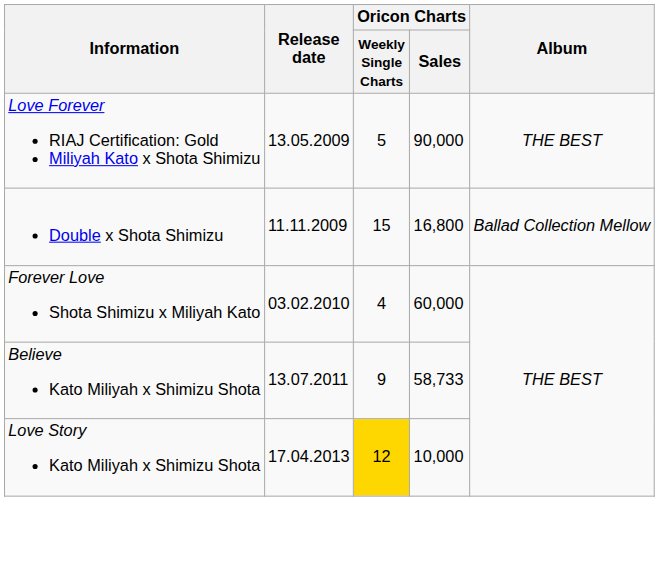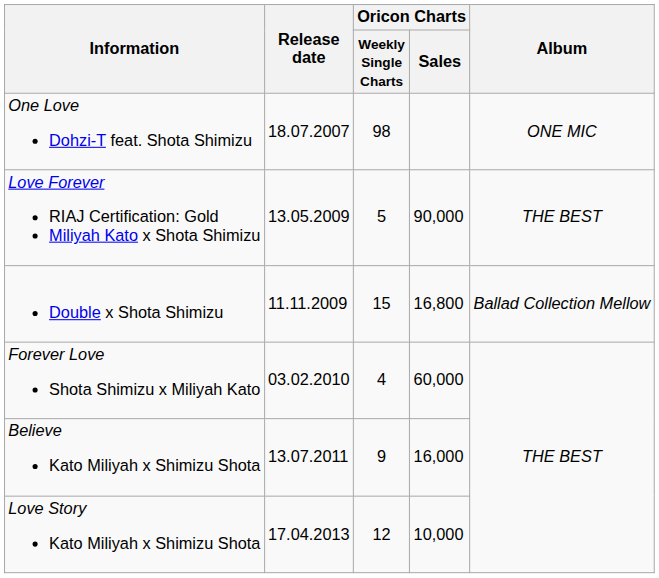+ row: (134, 123)
(439, 380) 58,733 -> (439, 457) 16,000
(382, 457) gold background -> (382, 534) no background
